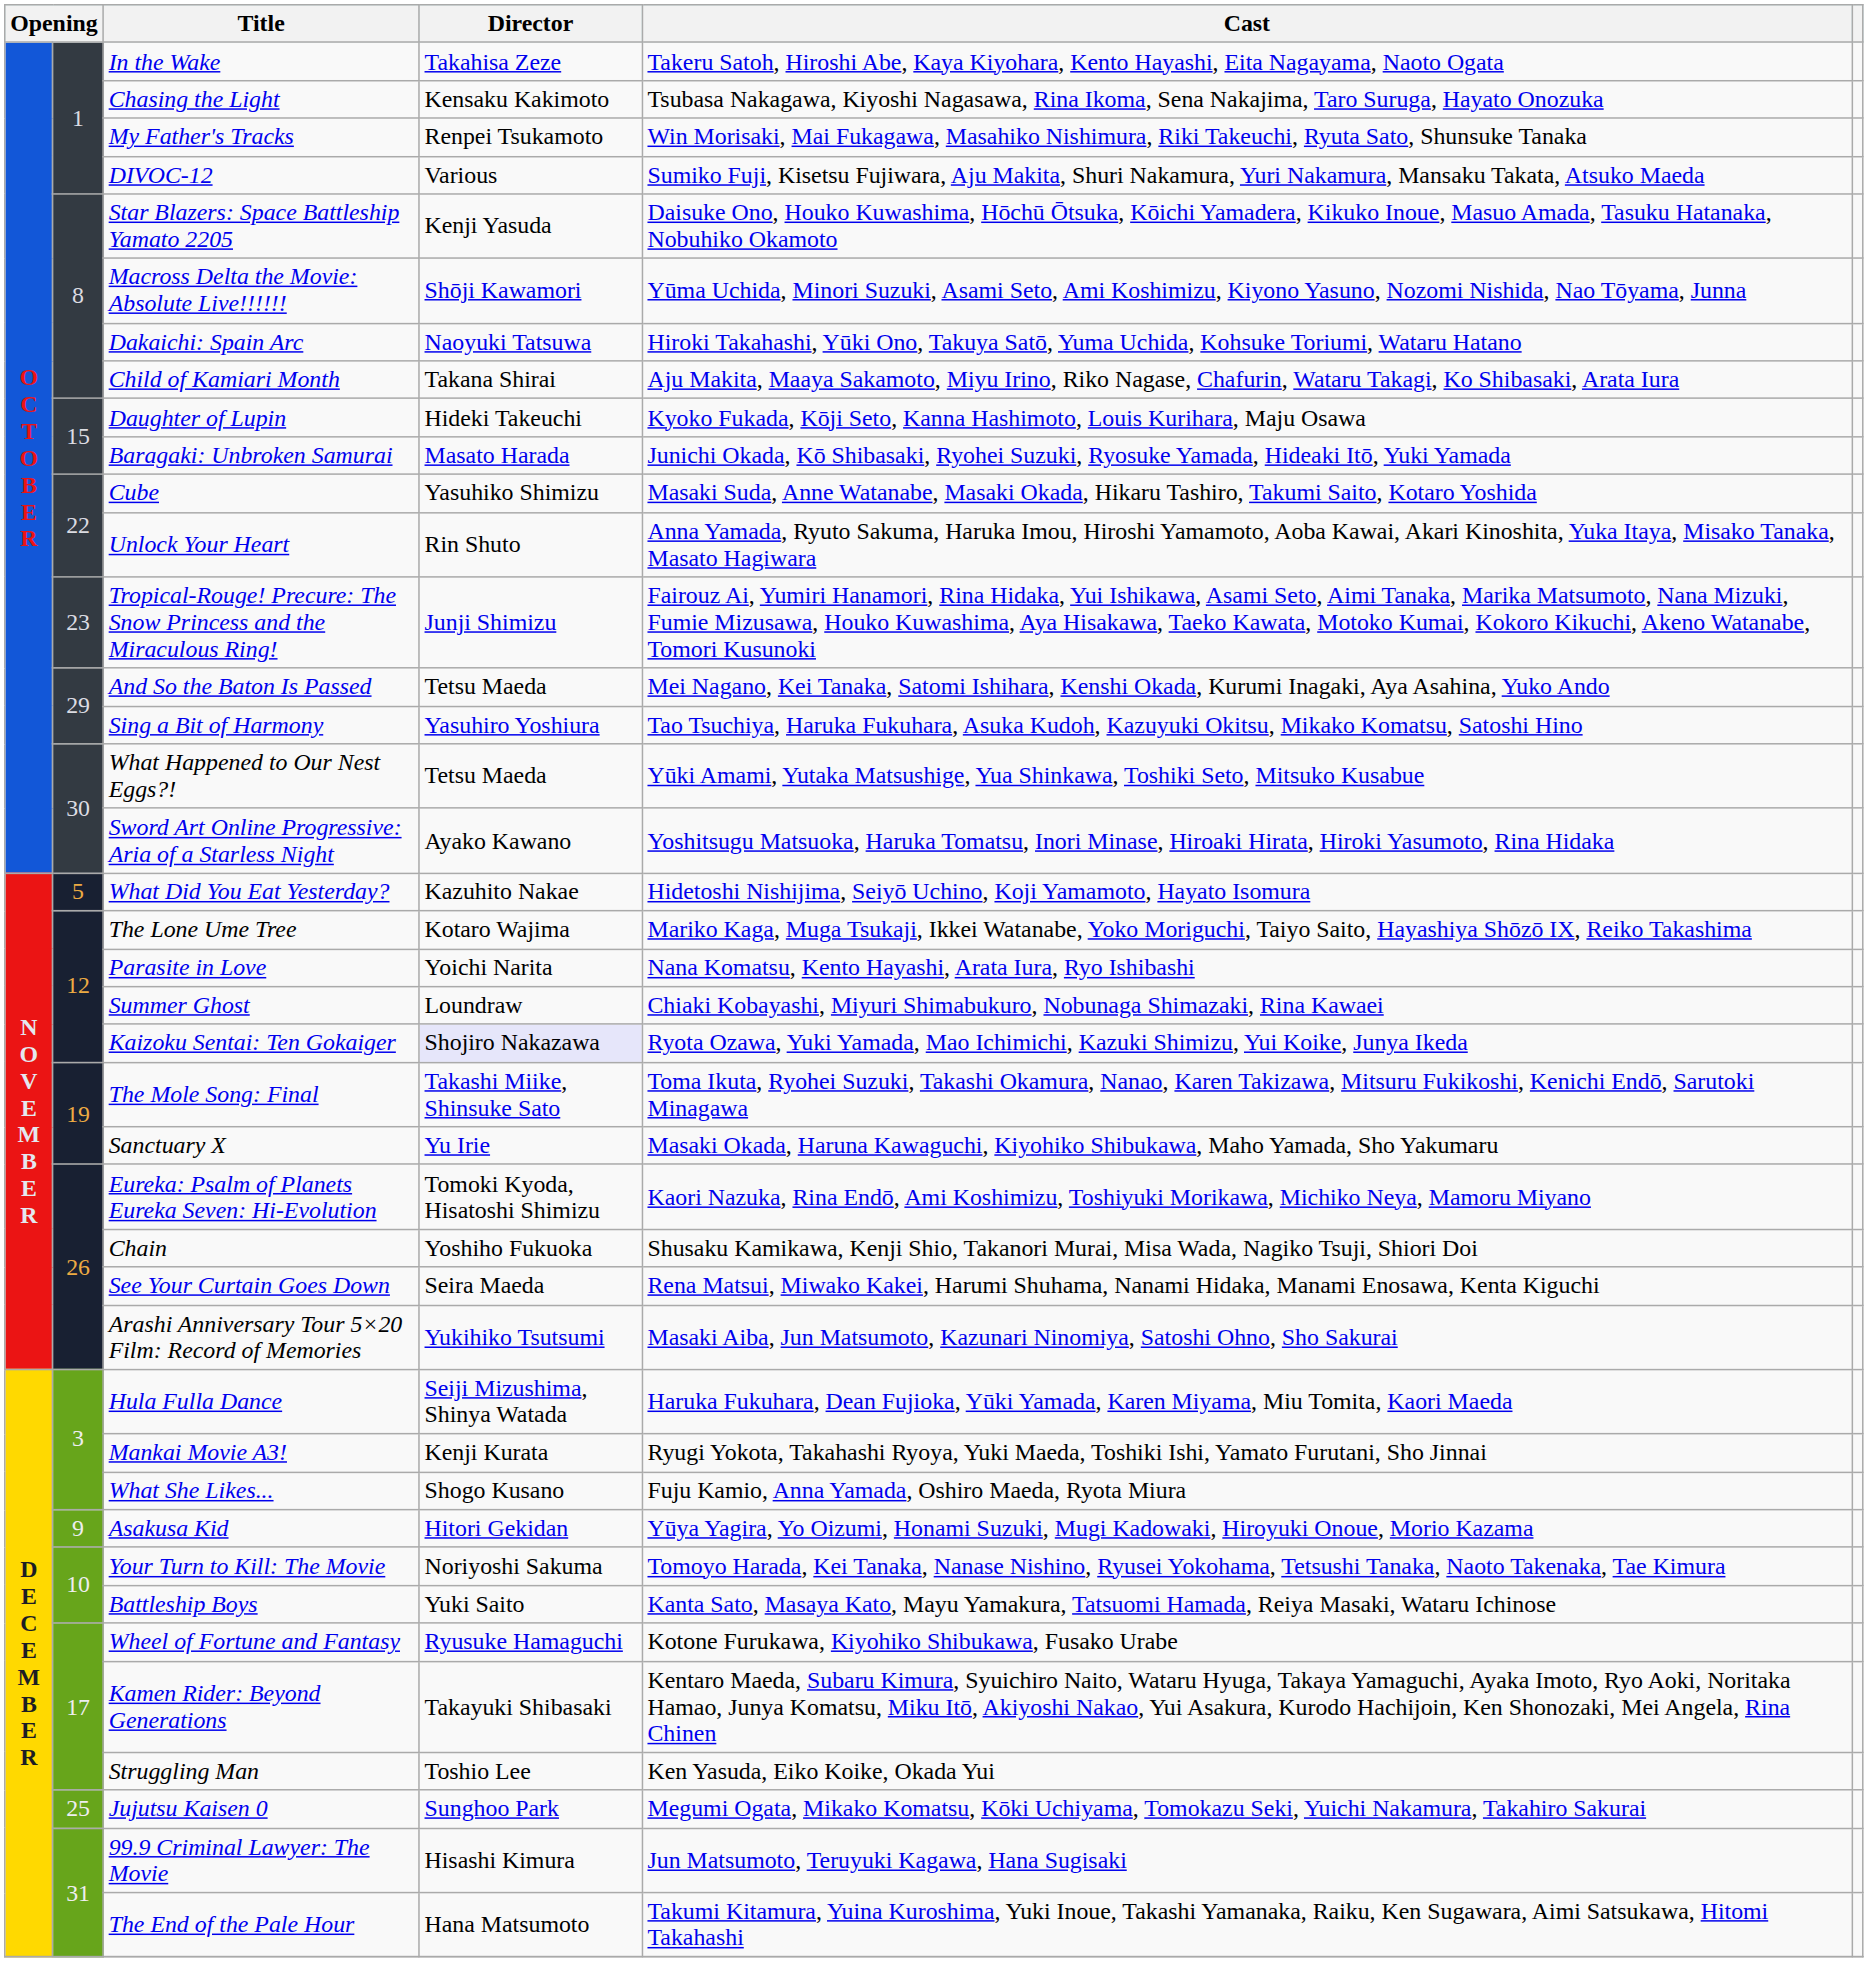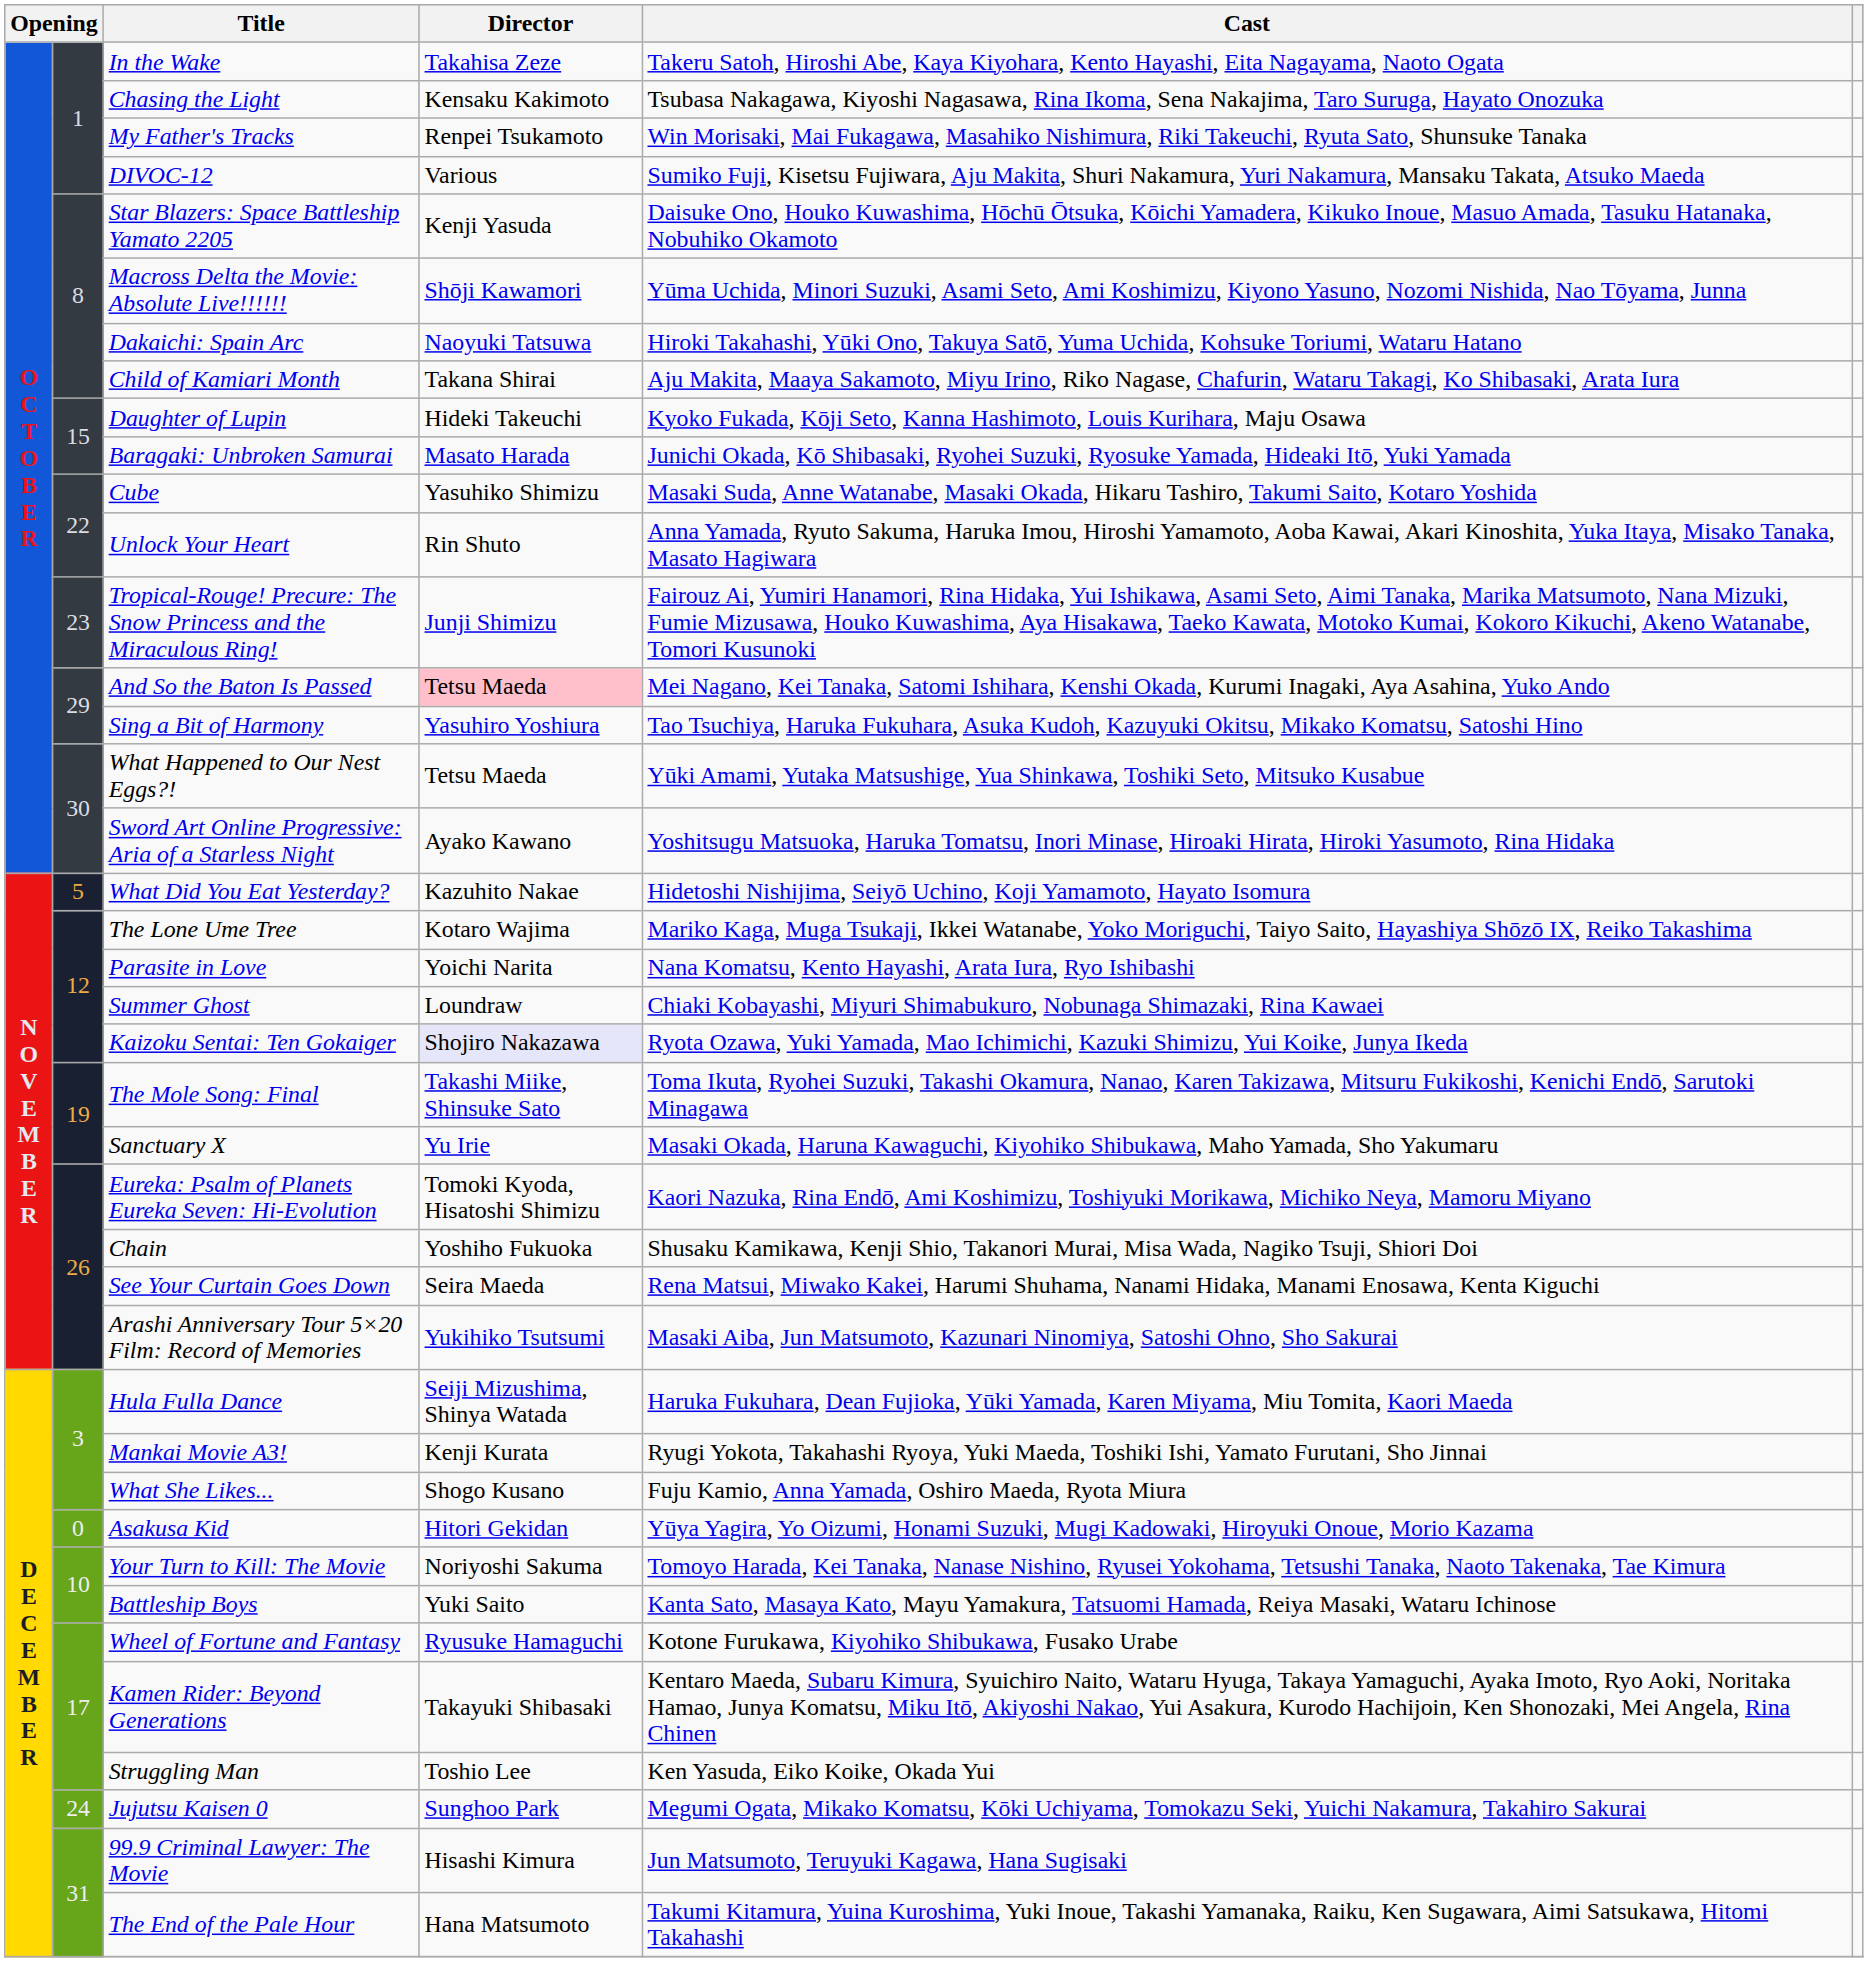(486, 686) no background -> (486, 686) pink background
(78, 1528) 9 -> (78, 1528) 0
(78, 1808) 25 -> (78, 1808) 24
